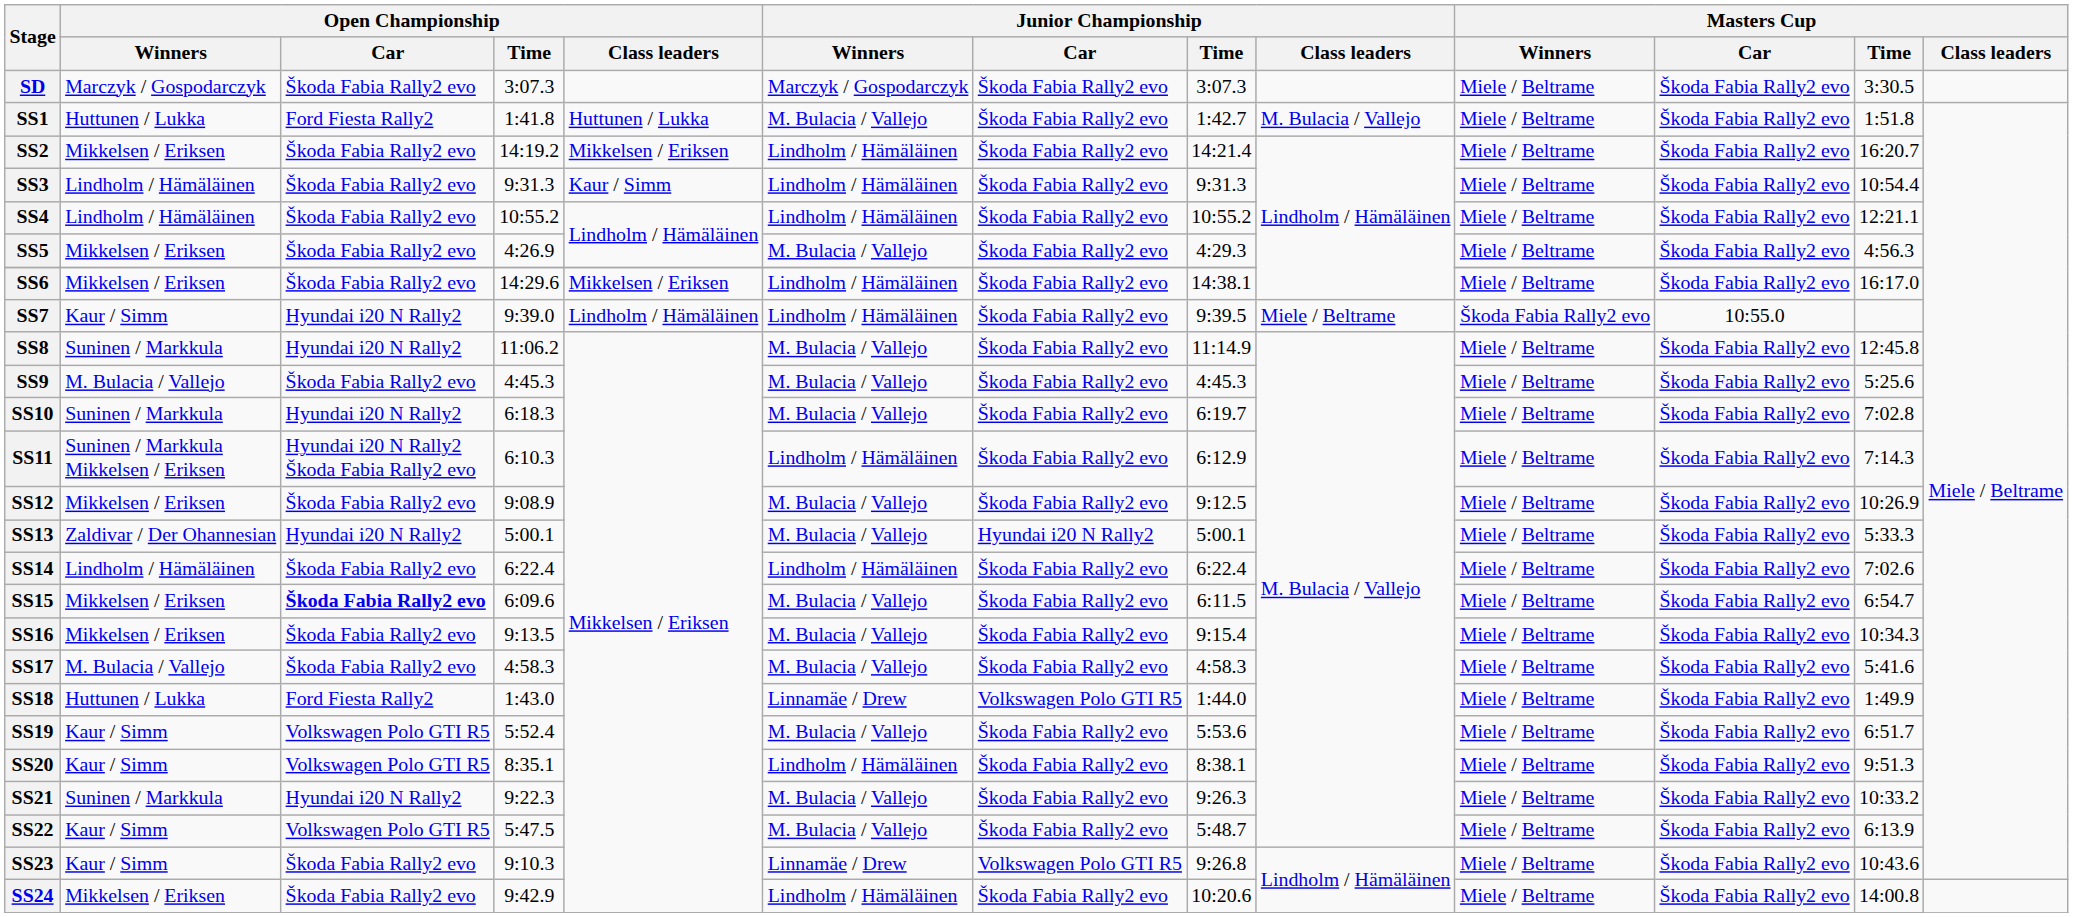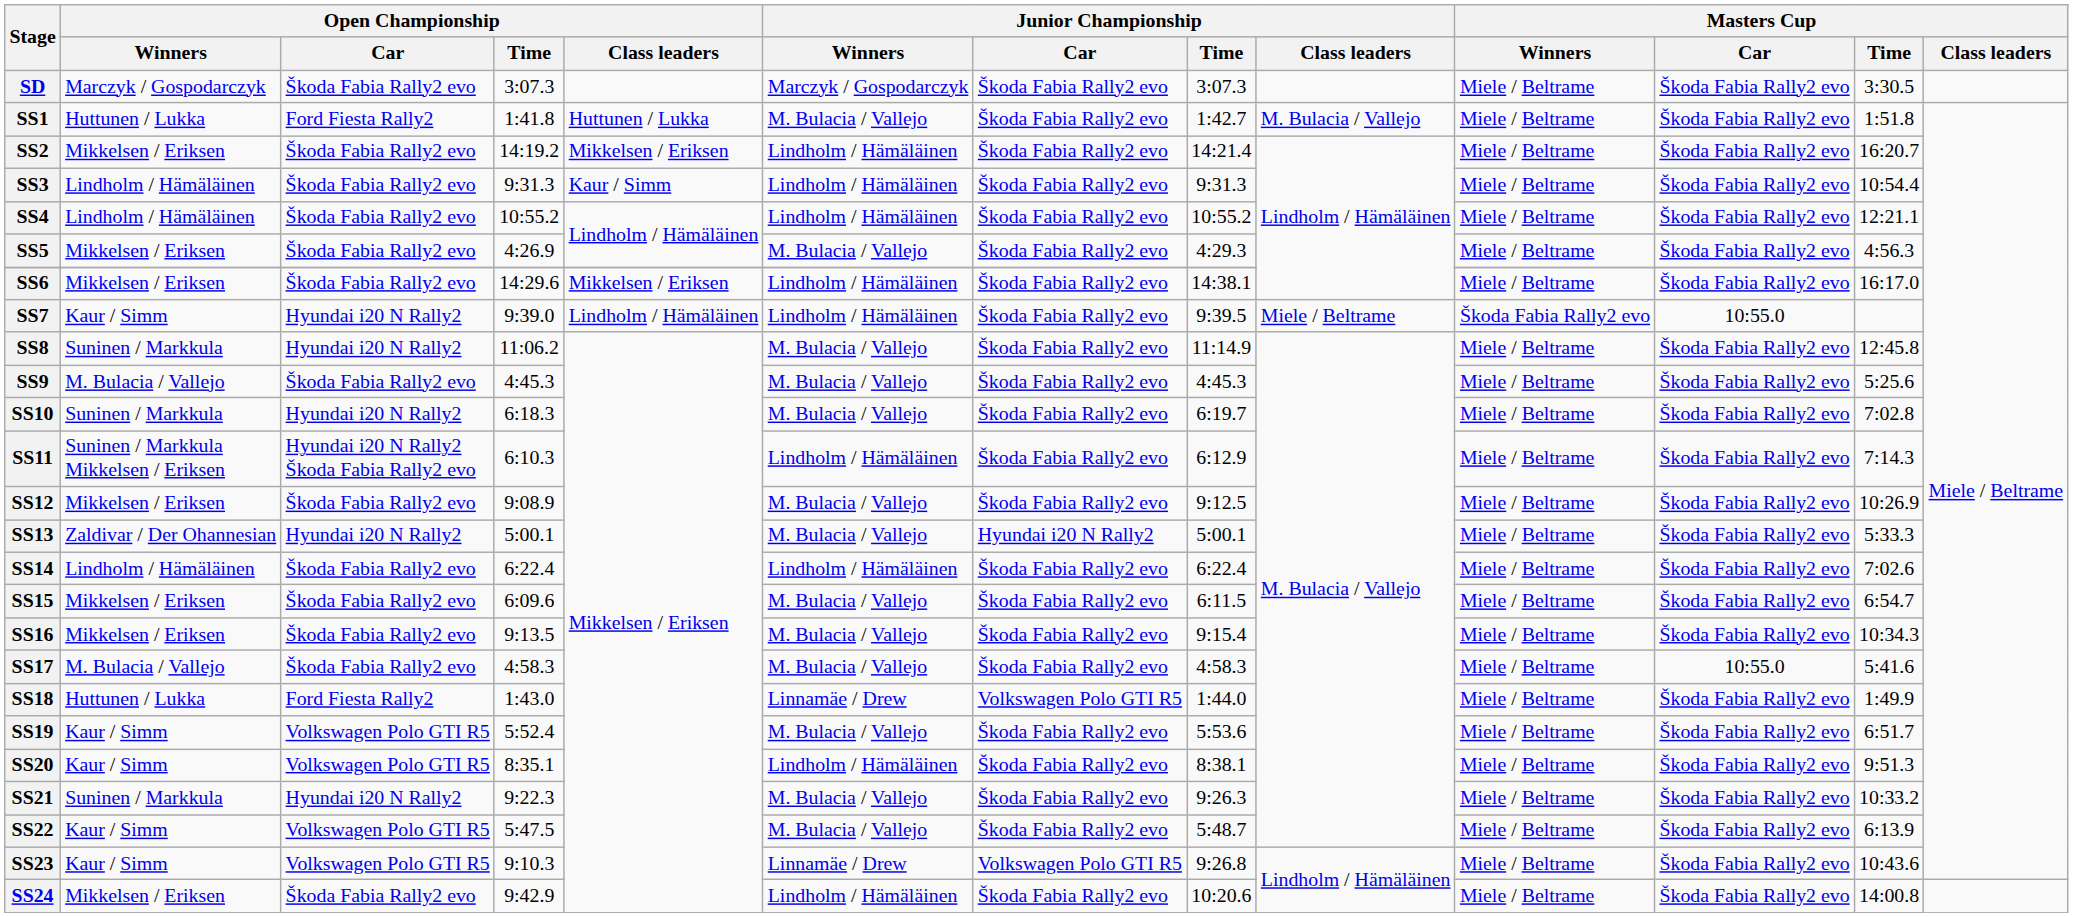(386, 600) bold -> (381, 600) normal
(1755, 666) Škoda Fabia Rally2 evo -> (1755, 666) 10:55.0
(381, 862) Škoda Fabia Rally2 evo -> (388, 862) Volkswagen Polo GTI R5
